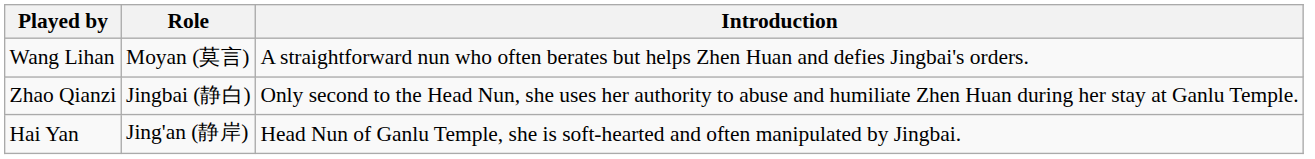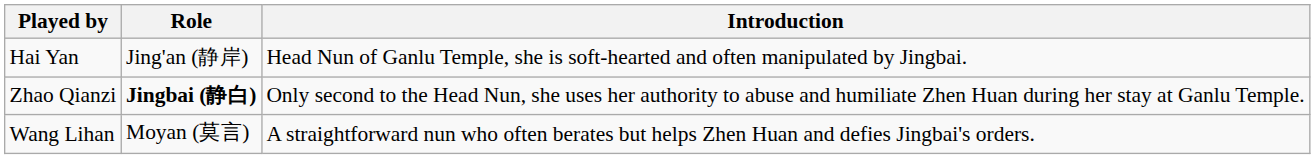rows swapped: (44, 133) <-> (62, 57)
(188, 94) normal -> (191, 94) bold
